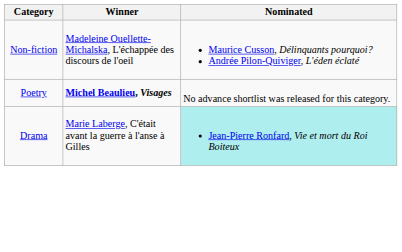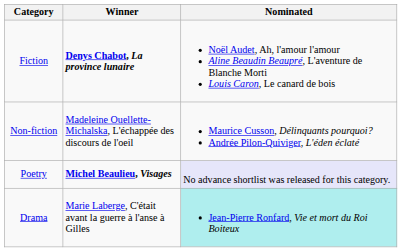+ row: (34, 61)
(287, 98) no background -> (287, 180) lavender background
